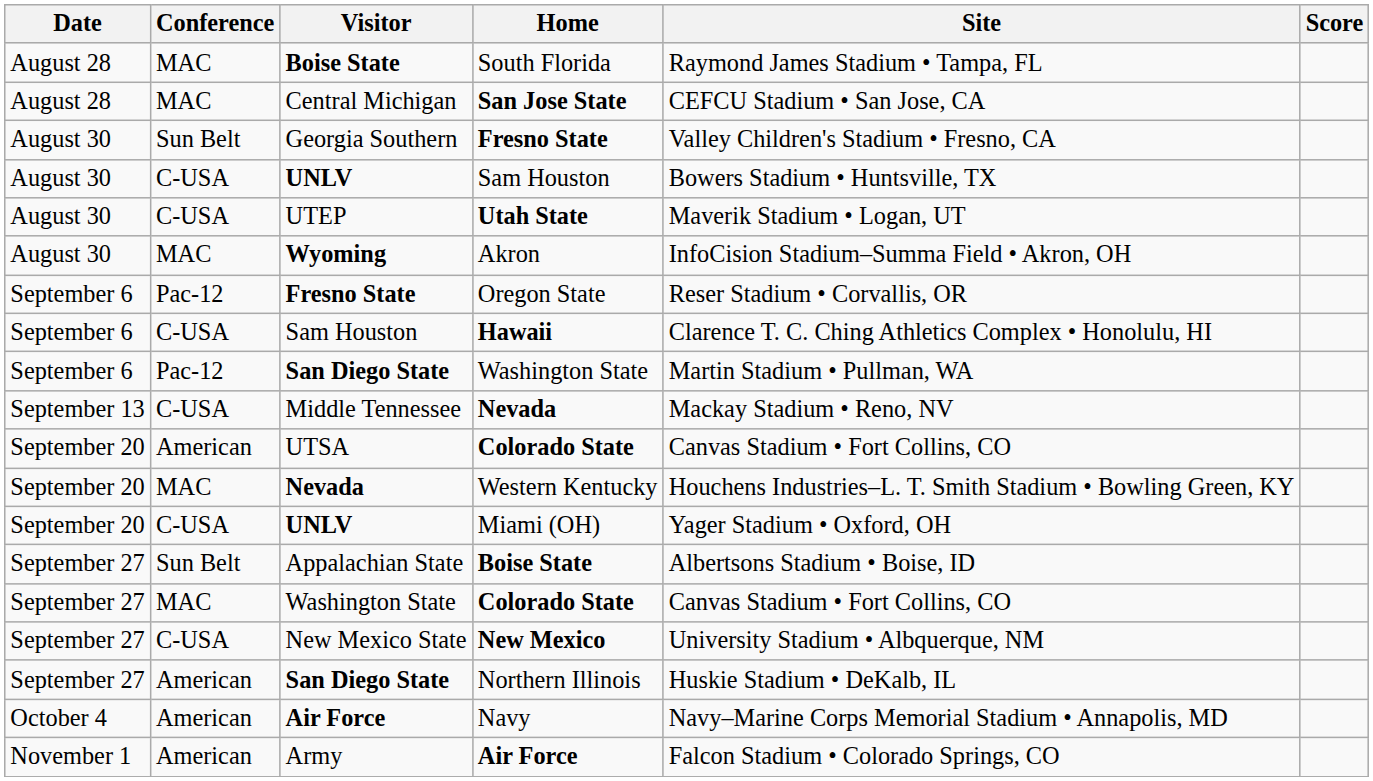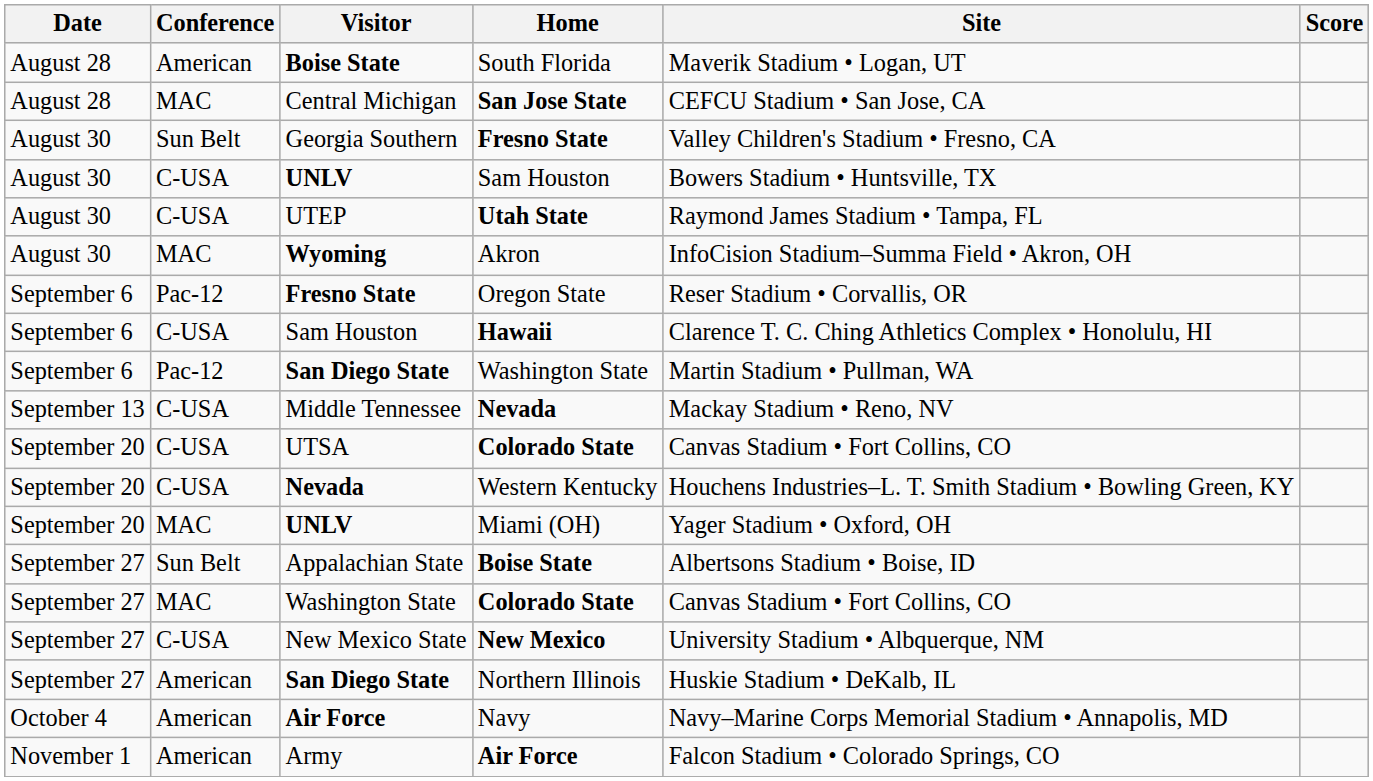(184, 62) MAC -> (204, 62) American
(856, 62) Raymond James Stadium • Tampa, FL -> (817, 62) Maverik Stadium • Logan, UT
(817, 216) Maverik Stadium • Logan, UT -> (856, 216) Raymond James Stadium • Tampa, FL
(204, 448) American -> (192, 448) C-USA
(184, 486) MAC -> (192, 486) C-USA
(192, 525) C-USA -> (184, 525) MAC
